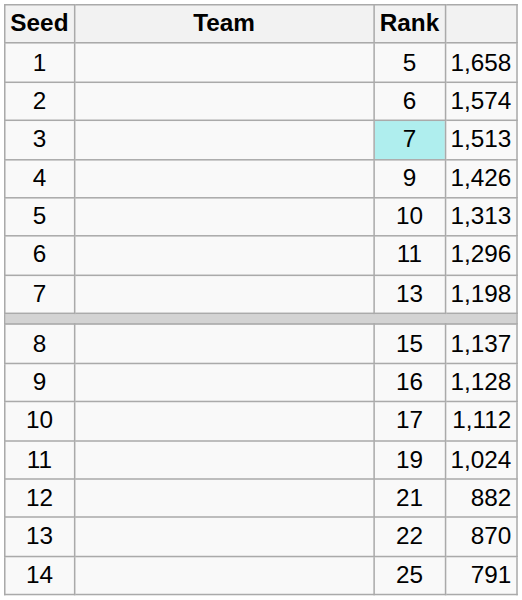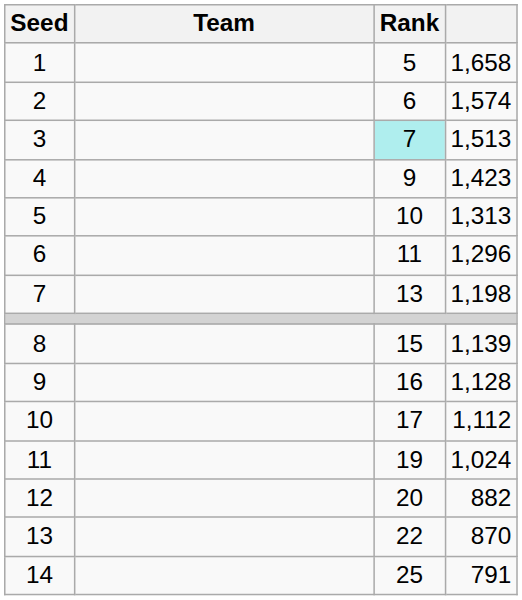(481, 178) 1,426 -> (481, 178) 1,423
(481, 343) 1,137 -> (481, 343) 1,139
(409, 497) 21 -> (409, 497) 20
